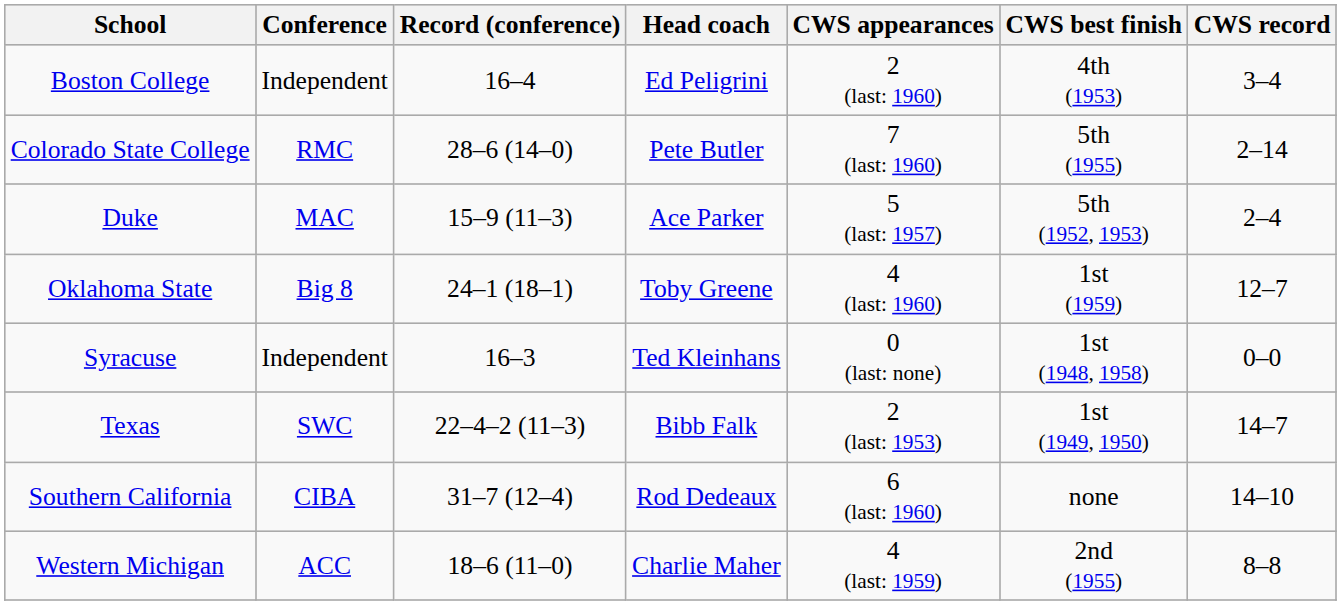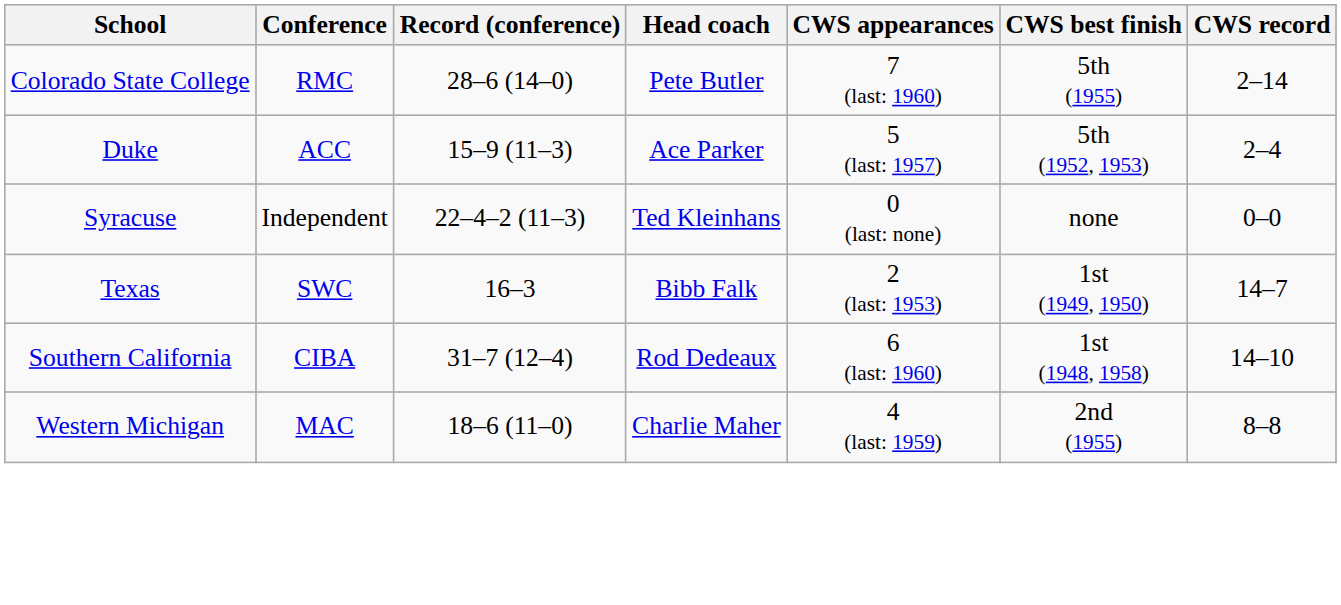- row: (130, 79)
(325, 218) MAC -> (325, 149) ACC
- row: (130, 288)
(510, 357) 16–3 -> (510, 218) 22–4–2 (11–3)
(1094, 357) 1st (1948, 1958) -> (1094, 218) none
(510, 426) 22–4–2 (11–3) -> (510, 288) 16–3
(1094, 496) none -> (1094, 357) 1st (1948, 1958)
(325, 565) ACC -> (325, 426) MAC
